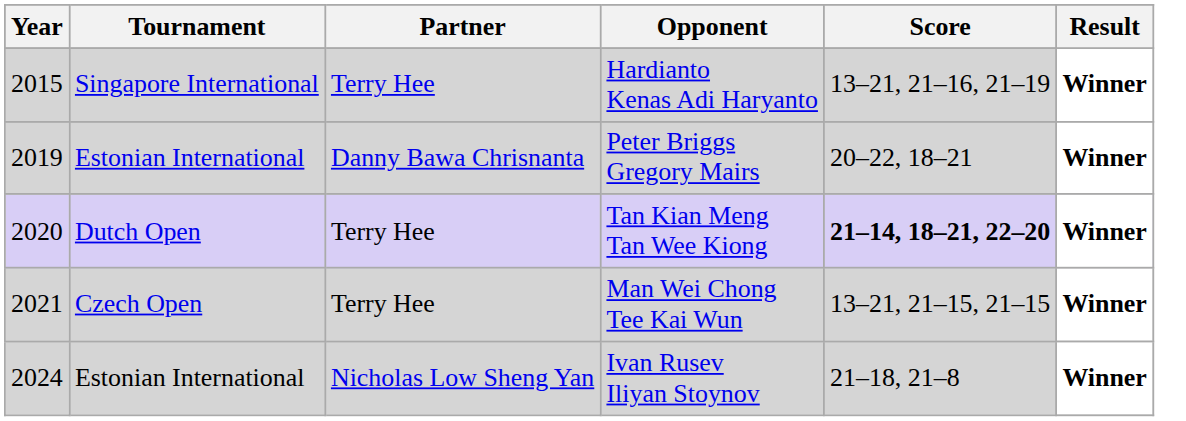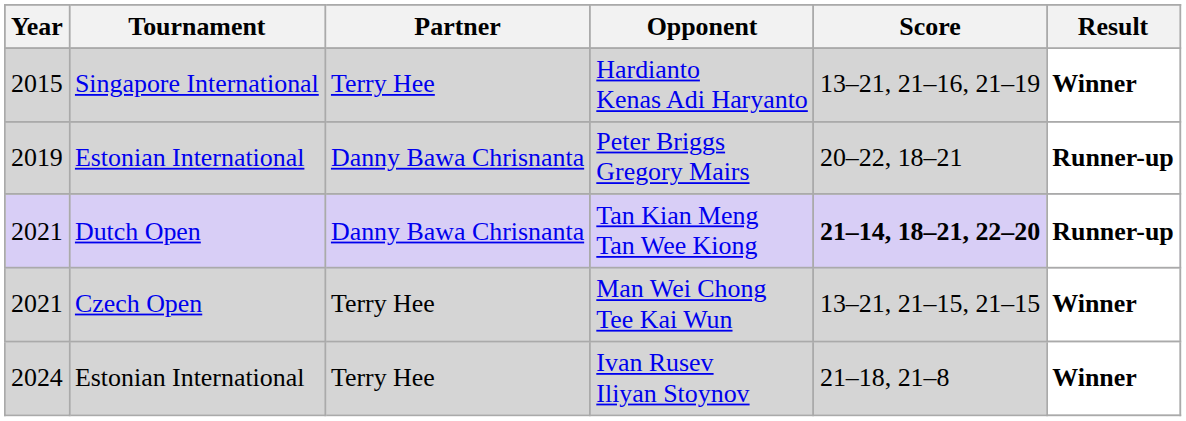(1105, 157) Winner -> (1113, 157) Runner-up
(37, 231) 2020 -> (37, 231) 2021
(383, 231) Terry Hee -> (458, 231) Danny Bawa Chrisnanta
(1105, 231) Winner -> (1113, 231) Runner-up
(463, 377) Nicholas Low Sheng Yan -> (383, 377) Terry Hee
